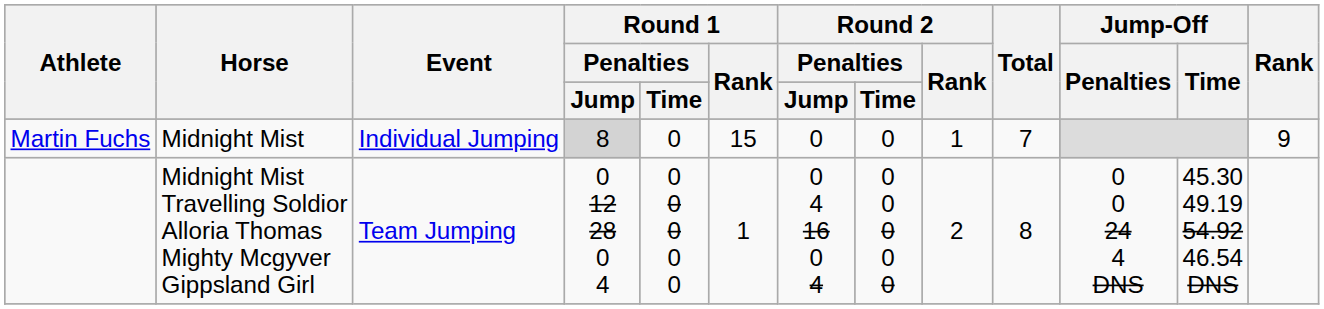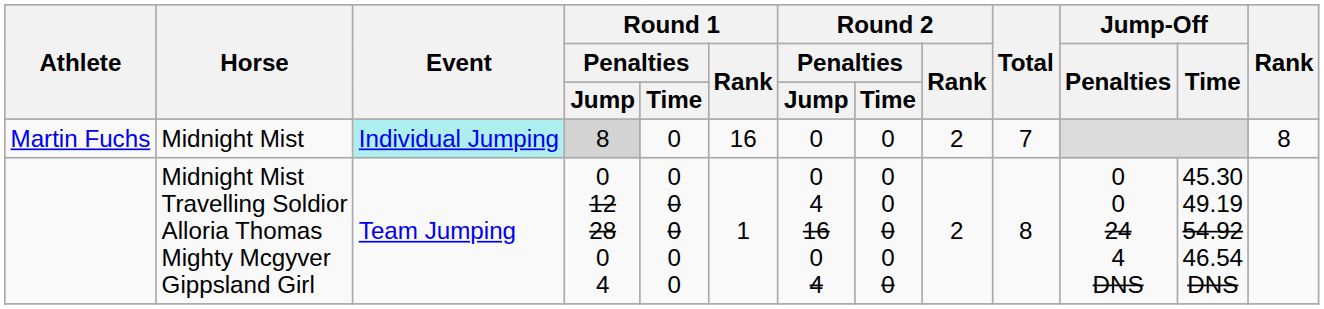(459, 139) no background -> (459, 139) paleturquoise background
(743, 139) 15 -> (743, 139) 16
(957, 139) 1 -> (957, 139) 2
(1284, 139) 9 -> (1284, 139) 8
